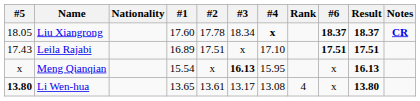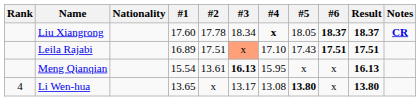columns swapped: (303, 14) <-> (19, 14)
(242, 50) no background -> (243, 50) lightsalmon background
(212, 68) x -> (213, 68) 13.61
(212, 87) 13.61 -> (213, 87) x
